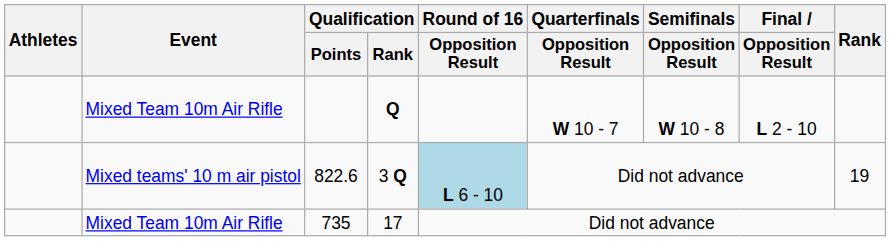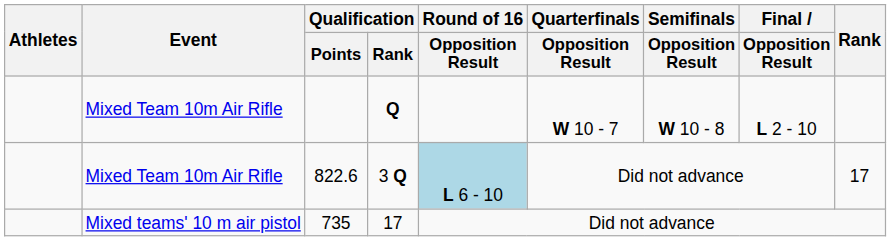(193, 176) Mixed teams' 10 m air pistol -> (184, 176) Mixed Team 10m Air Rifle
(860, 176) 19 -> (860, 176) 17
(184, 223) Mixed Team 10m Air Rifle -> (193, 223) Mixed teams' 10 m air pistol
